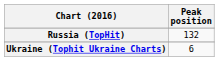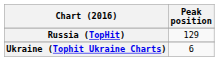(191, 35) 132 -> (191, 35) 129
